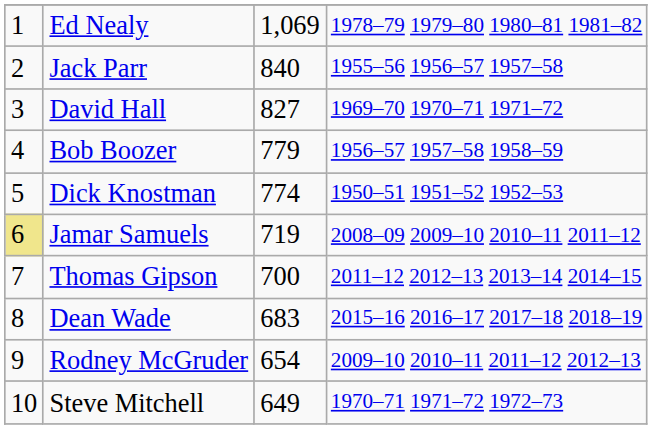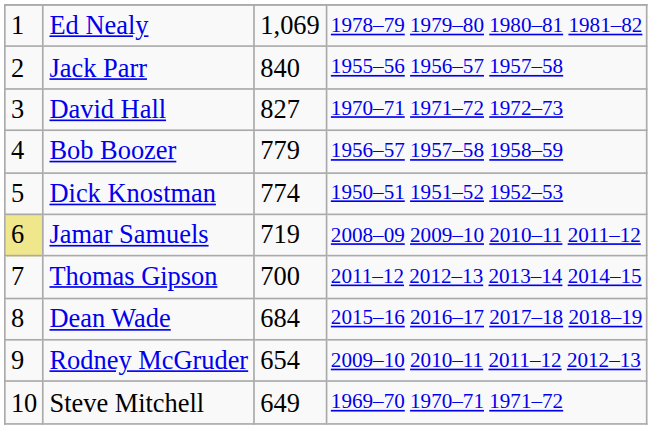(447, 109) 1969–70 1970–71 1971–72 -> (447, 109) 1970–71 1971–72 1972–73
(280, 318) 683 -> (280, 318) 684
(447, 402) 1970–71 1971–72 1972–73 -> (447, 402) 1969–70 1970–71 1971–72
